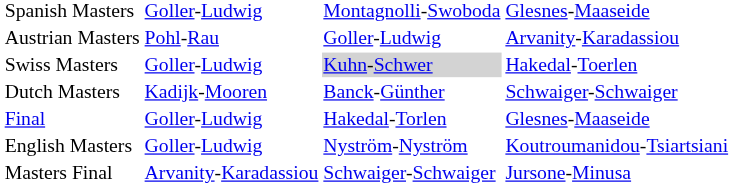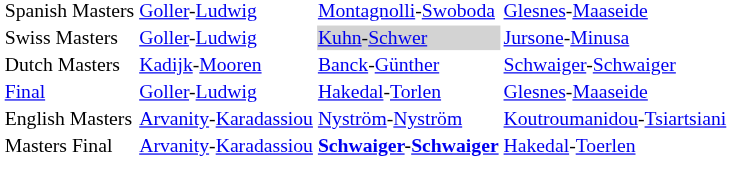- row: (72, 37)
(571, 64) Hakedal-Toerlen -> (566, 37) Jursone-Minusa
(203, 145) Goller-Ludwig -> (226, 118) Arvanity-Karadassiou
(409, 173) normal -> (408, 145) bold
(568, 173) Jursone-Minusa -> (570, 145) Hakedal-Toerlen
